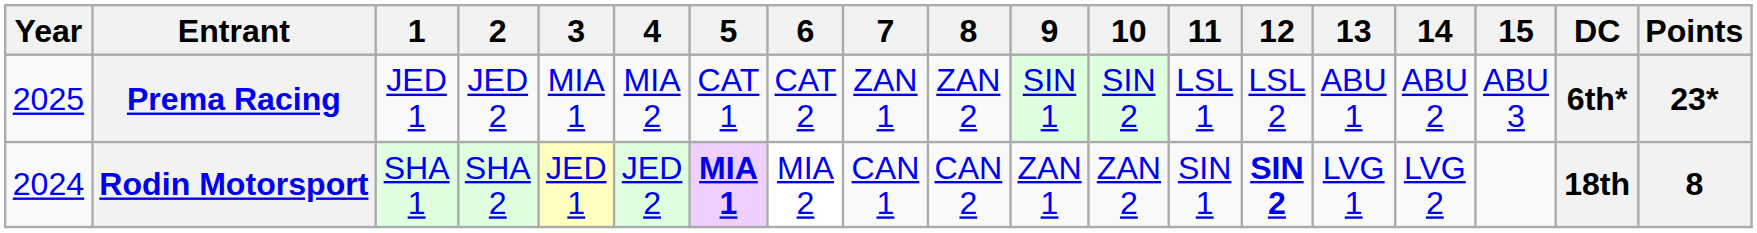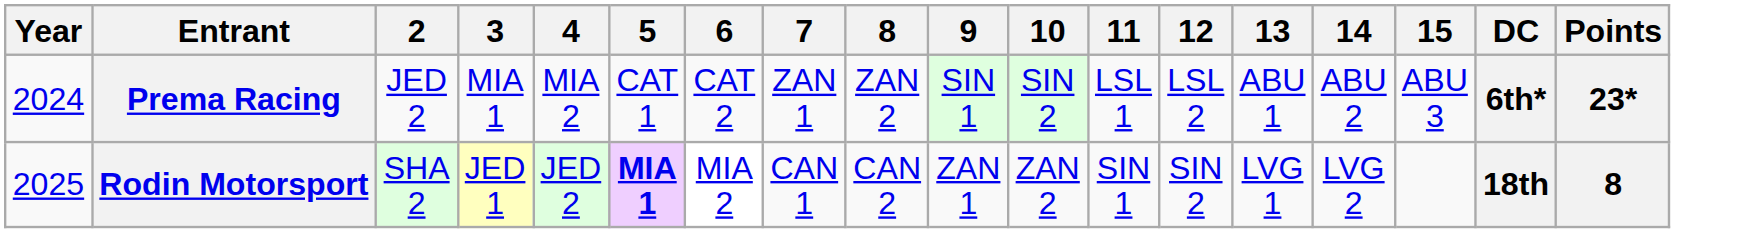- column: (417, 30)
(48, 98) 2025 -> (48, 98) 2024
(48, 184) 2024 -> (48, 184) 2025
(1277, 184) bold -> (1196, 184) normal
